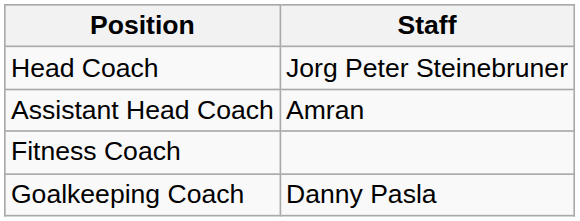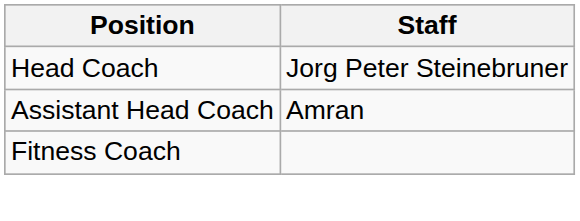- row: (128, 194)
